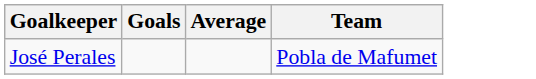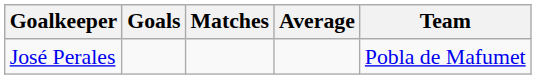+ column: (230, 21)
